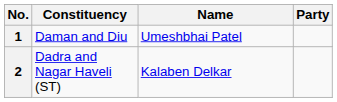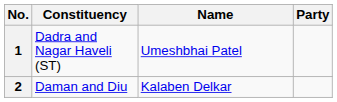(81, 36) Daman and Diu -> (73, 51) Dadra and Nagar Haveli (ST)
(73, 72) Dadra and Nagar Haveli (ST) -> (81, 87) Daman and Diu
